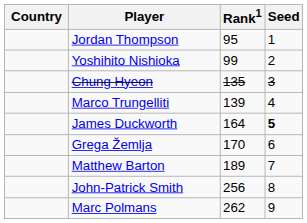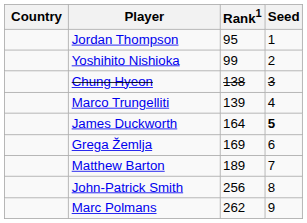(234, 81) 135 -> (234, 81) 138
(234, 144) 170 -> (234, 144) 169
